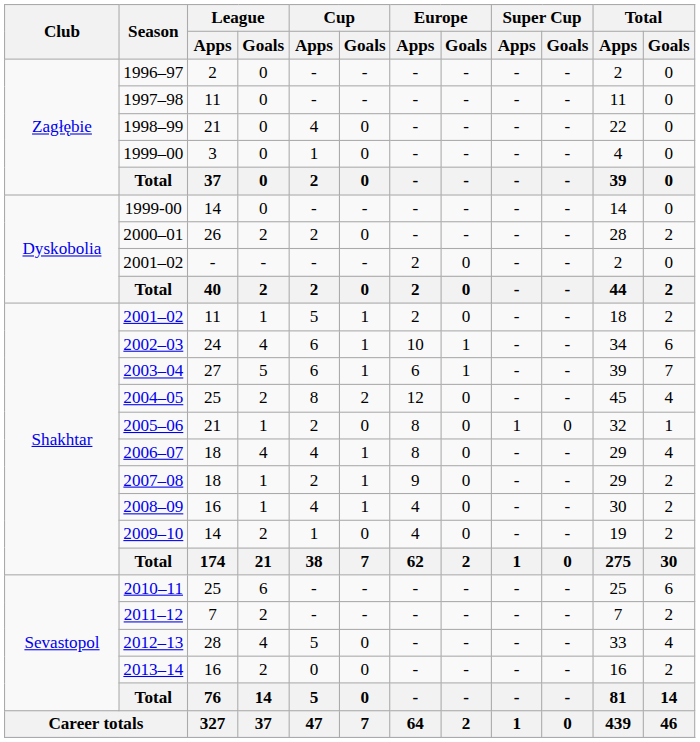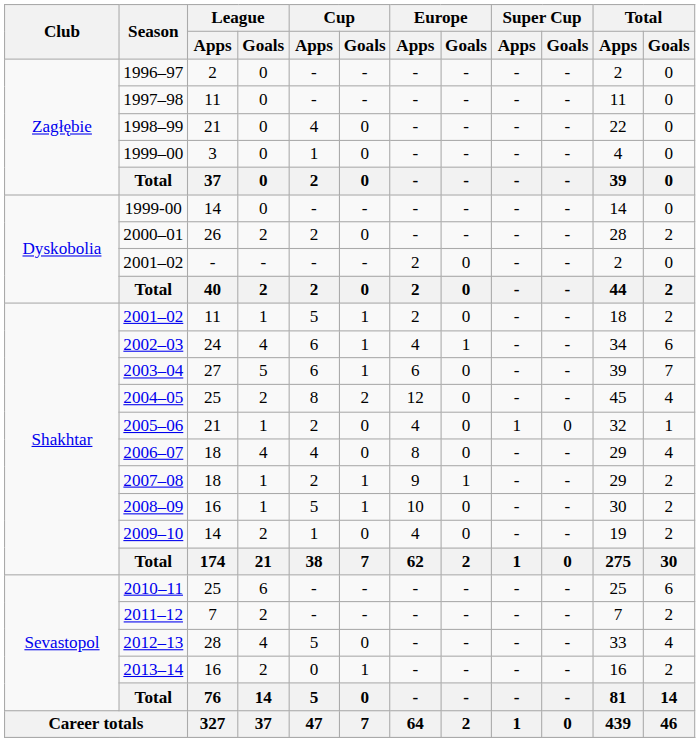(415, 343) 10 -> (415, 343) 4
(466, 371) 1 -> (466, 371) 0
(415, 425) 8 -> (415, 425) 4
(365, 452) 1 -> (365, 452) 0
(466, 479) 0 -> (466, 479) 1
(314, 506) 4 -> (314, 506) 5
(415, 506) 4 -> (415, 506) 10
(365, 669) 0 -> (365, 669) 1
